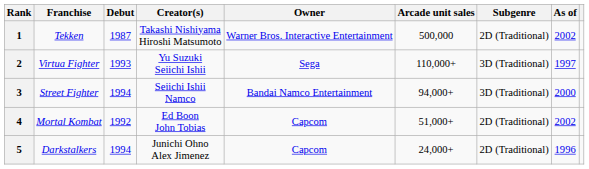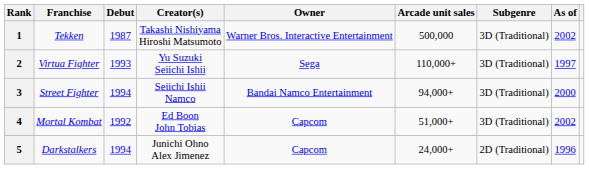(514, 35) 2D (Traditional) -> (514, 35) 3D (Traditional)
(514, 121) 2D (Traditional) -> (514, 121) 3D (Traditional)
